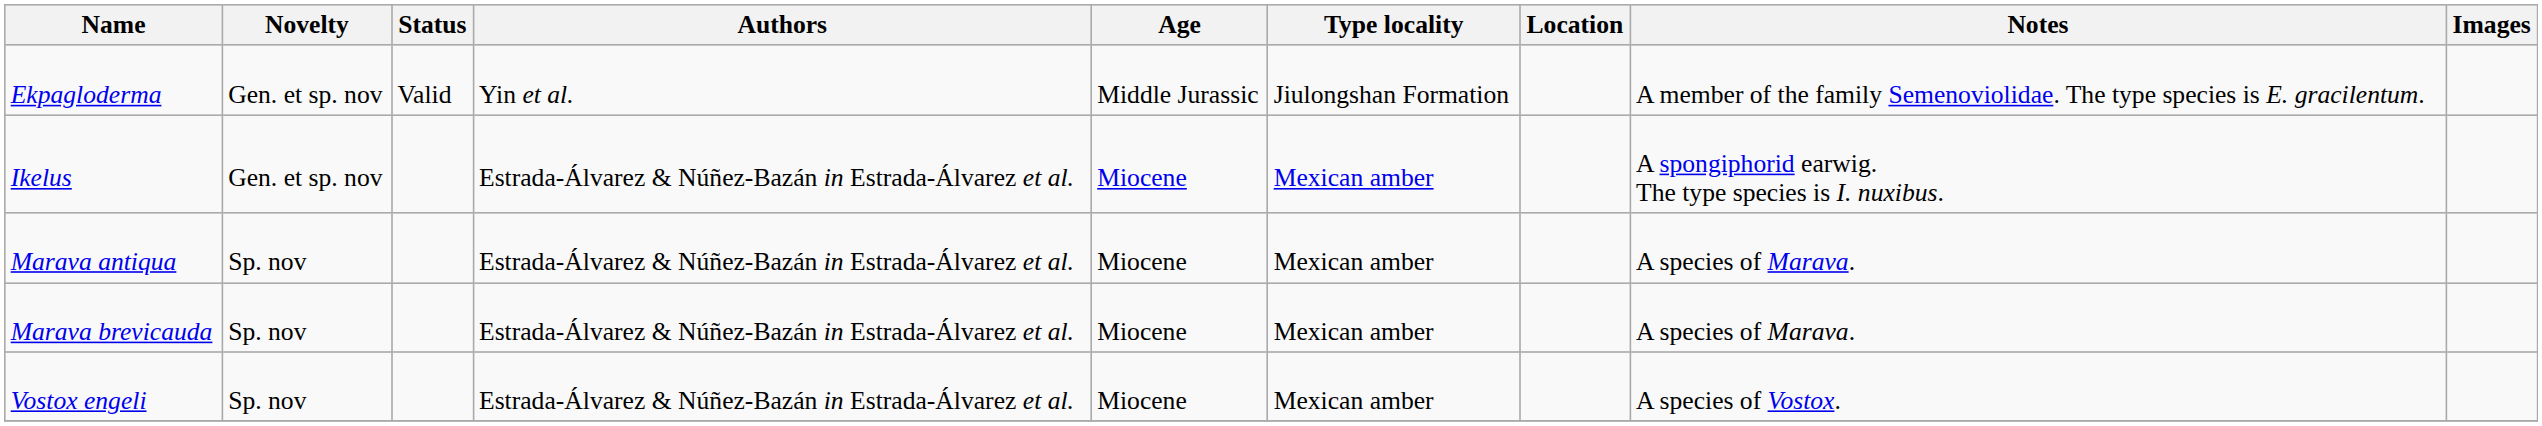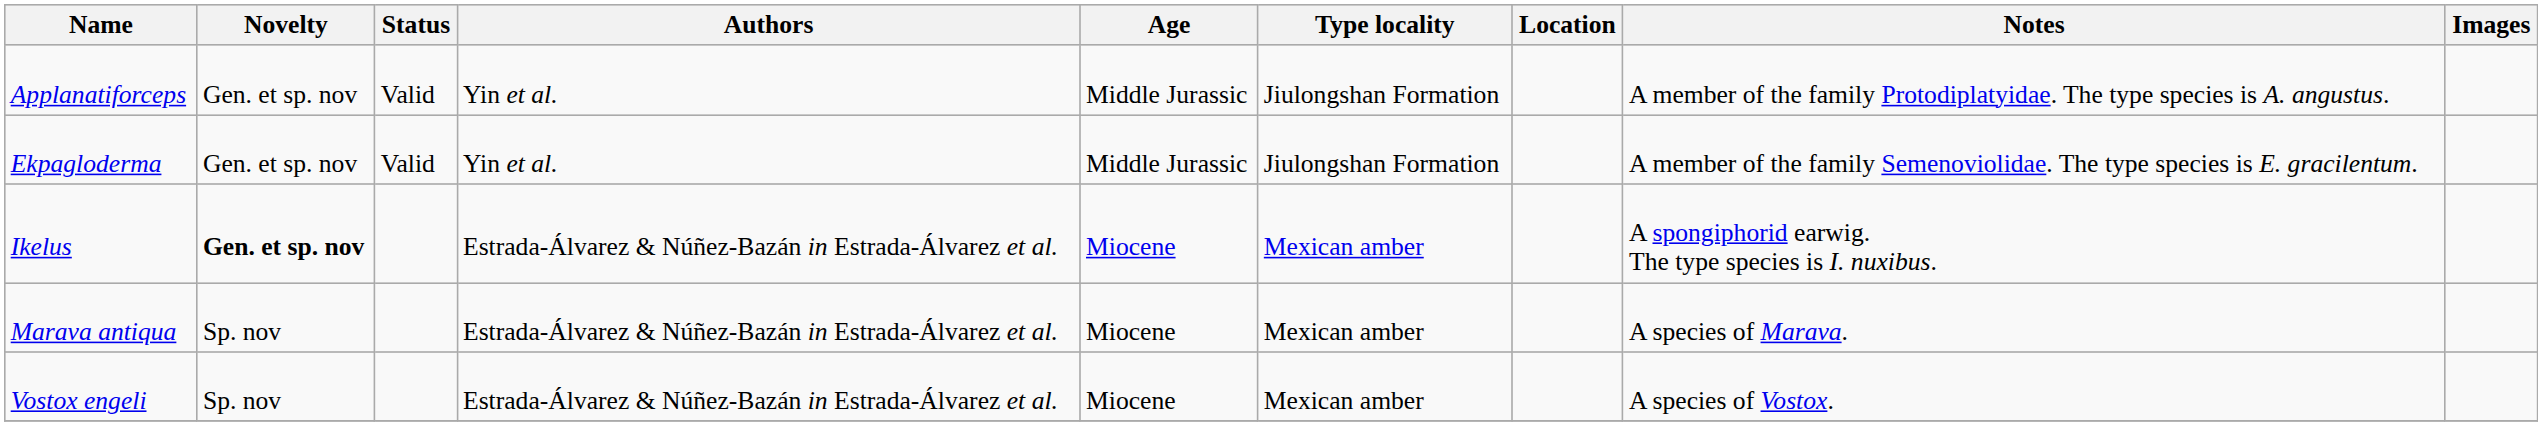+ row: (98, 94)
(305, 178) normal -> (284, 247) bold
- row: (112, 331)
